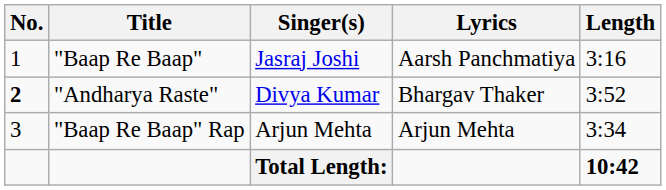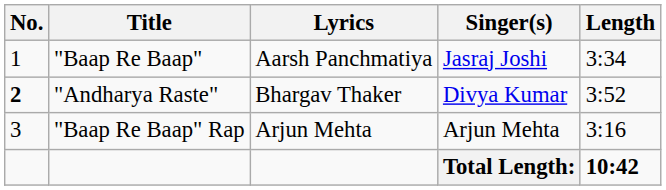columns swapped: (487, 22) <-> (321, 22)
(606, 58) 3:16 -> (606, 58) 3:34
(606, 130) 3:34 -> (606, 130) 3:16
